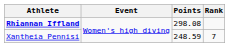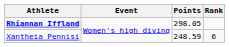(187, 23) 298.08 -> (187, 23) 298.05
(214, 36) 7 -> (214, 36) 6
